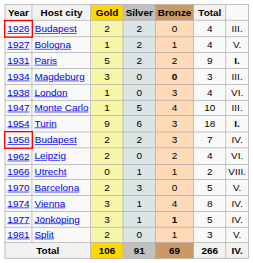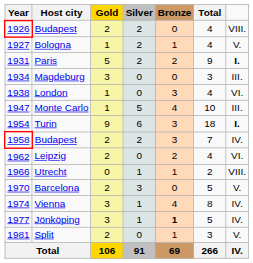(237, 29) III. -> (237, 29) VIII.
(175, 77) bold -> (175, 77) normal
